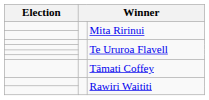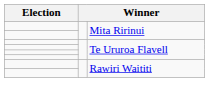- row: (41, 68)
